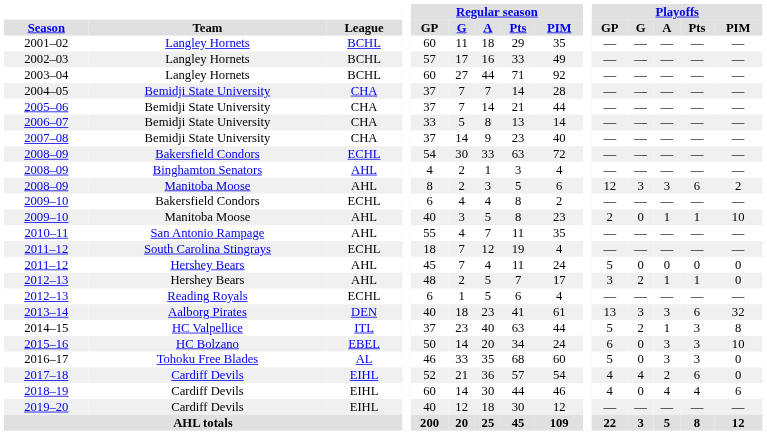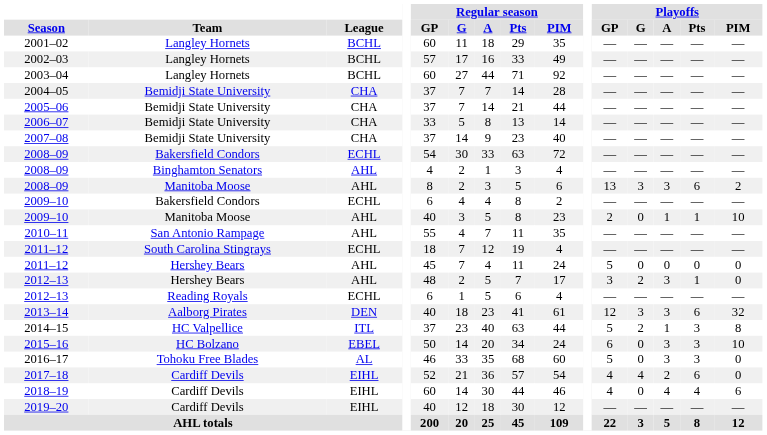(610, 185) 12 -> (610, 185) 13
(667, 280) 1 -> (667, 280) 3
(610, 312) 13 -> (610, 312) 12
